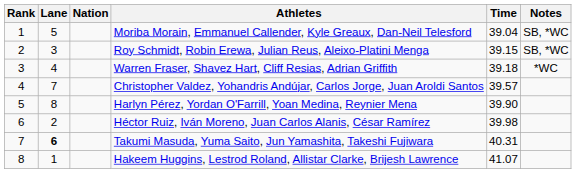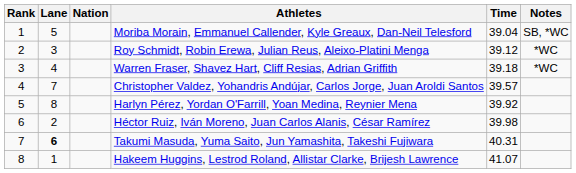(504, 50) 39.15 -> (504, 50) 39.12
(546, 50) SB, *WC -> (546, 50) *WC
(504, 104) 39.90 -> (504, 104) 39.92
